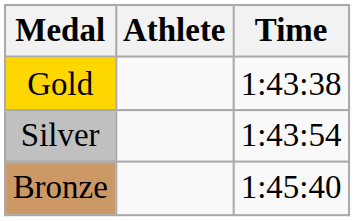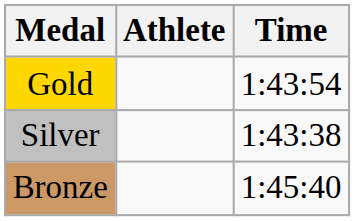(291, 82) 1:43:38 -> (291, 82) 1:43:54
(291, 135) 1:43:54 -> (291, 135) 1:43:38
